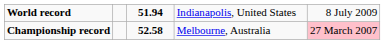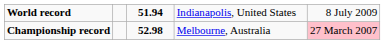(150, 30) 52.58 -> (150, 30) 52.98
